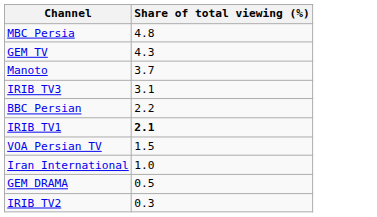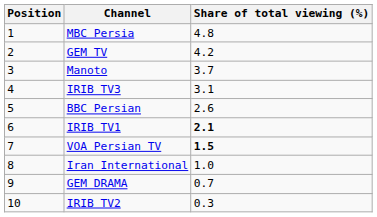+ column: (34, 14)
(144, 51) 4.3 -> (204, 51) 4.2
(144, 108) 2.2 -> (204, 108) 2.6
(144, 146) normal -> (204, 146) bold
(144, 183) 0.5 -> (204, 183) 0.7
